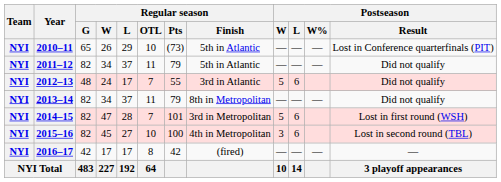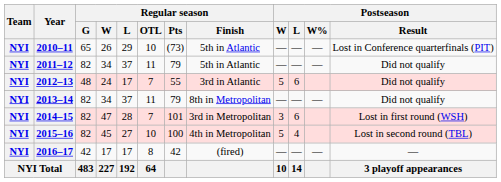(281, 117) 5 -> (281, 117) 3
(281, 134) 3 -> (281, 134) 5
(297, 134) 6 -> (297, 134) 4
